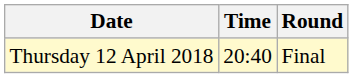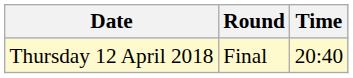columns swapped: (248, 21) <-> (312, 21)
